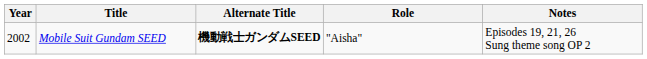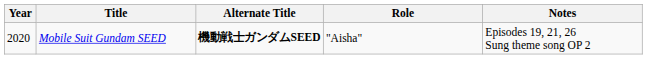(19, 38) 2002 -> (19, 38) 2020
